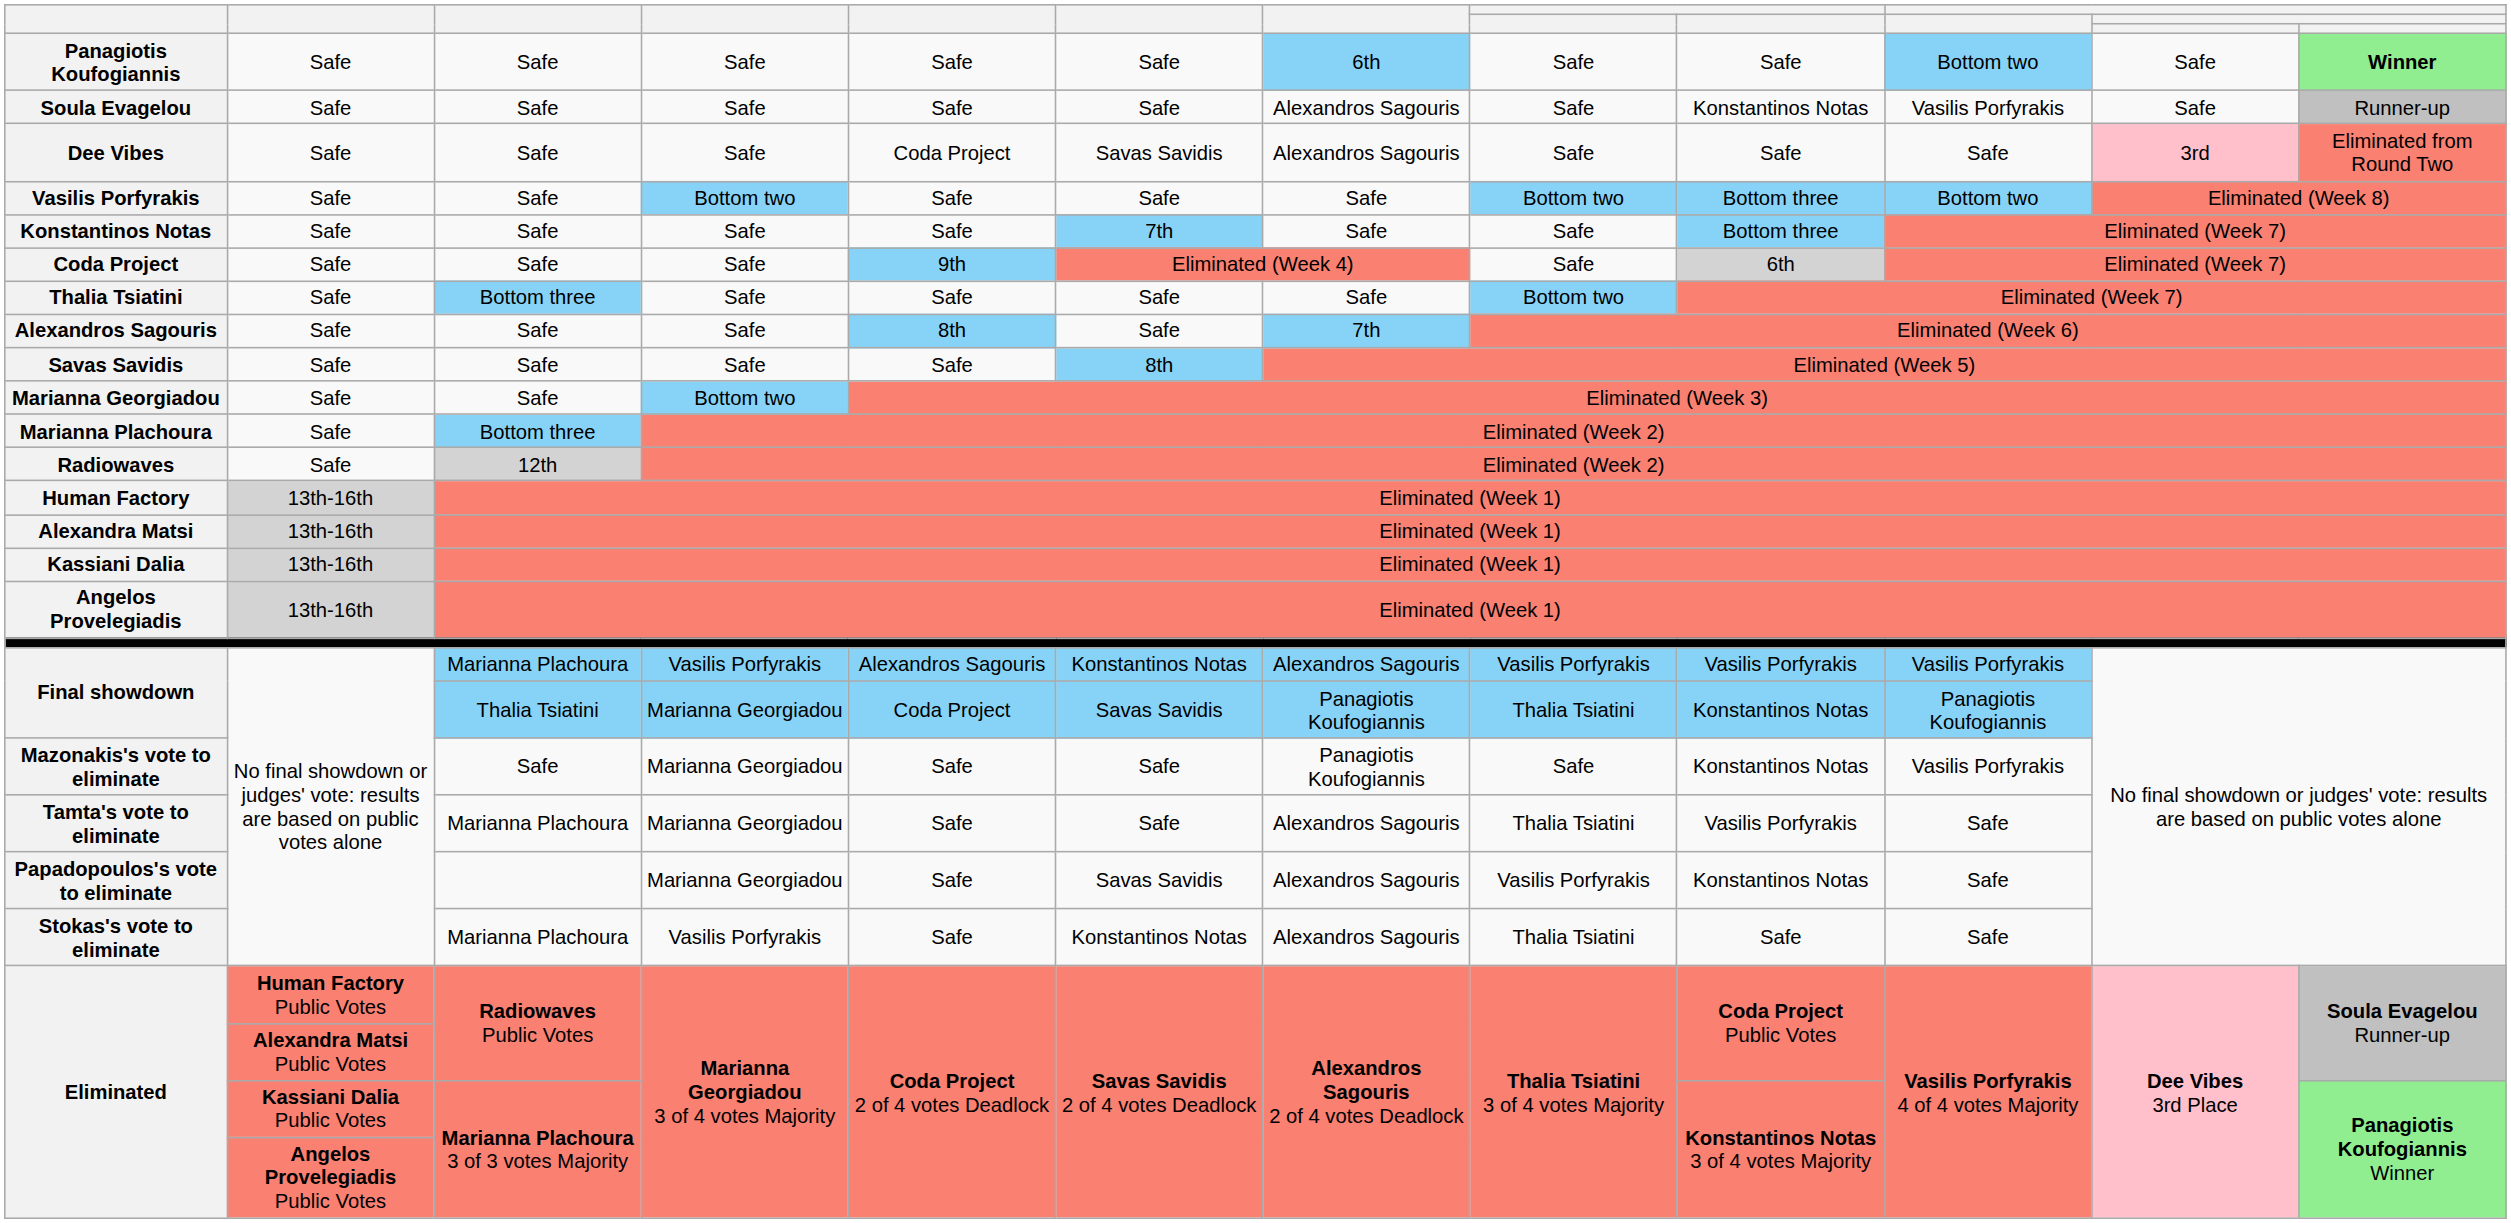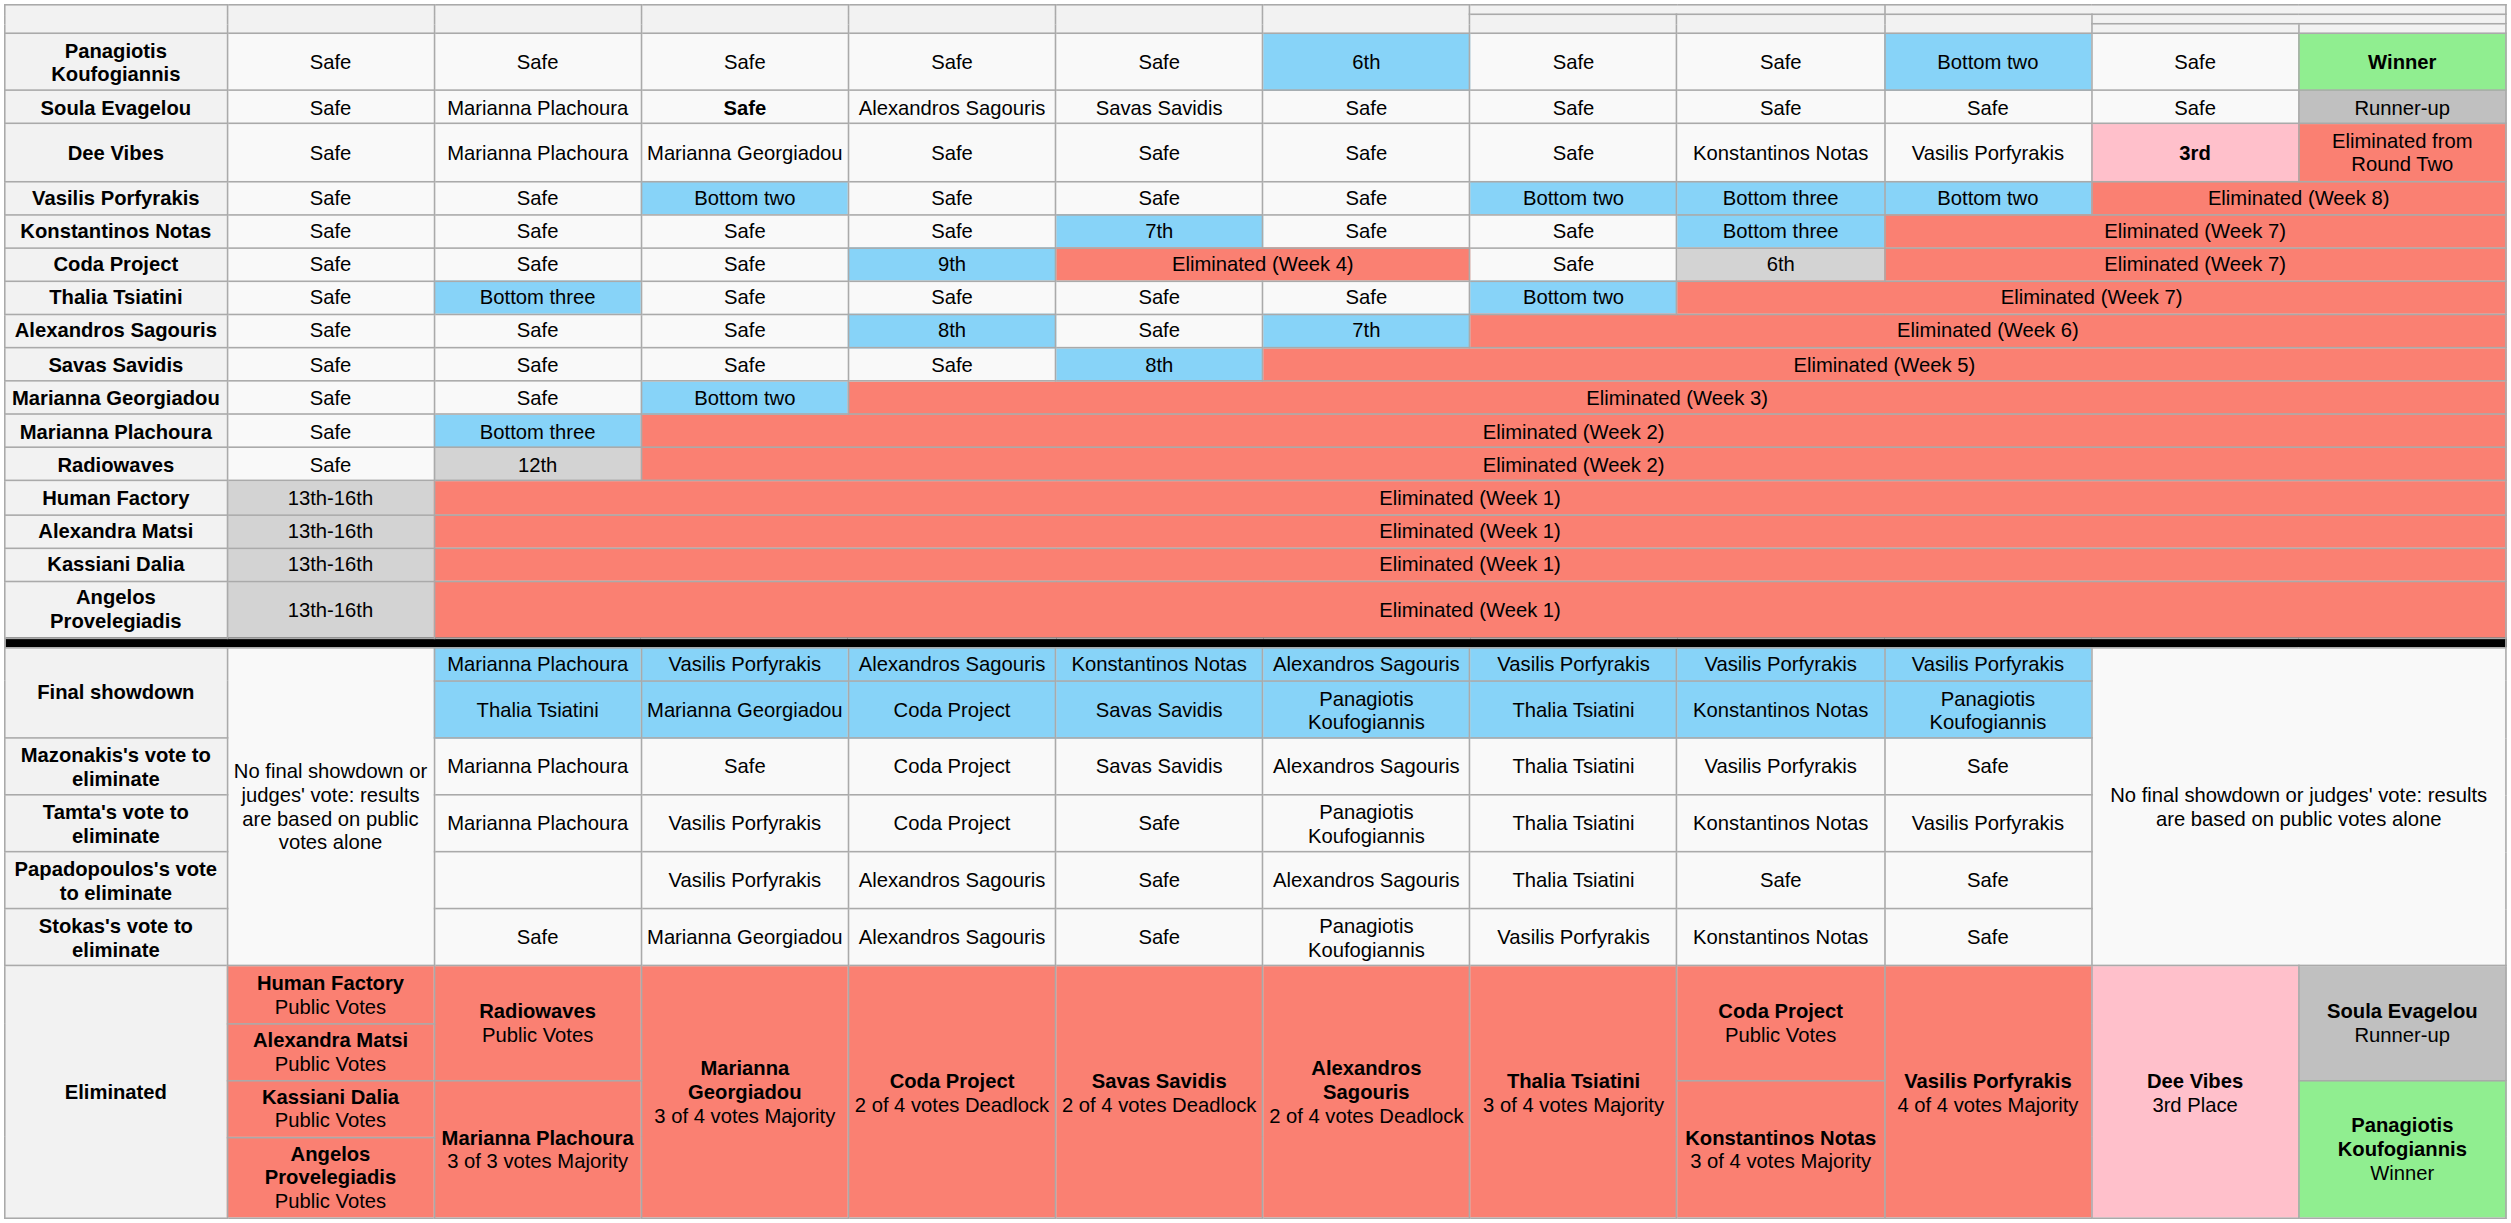(538, 107) Safe -> (538, 107) Marianna Plachoura
(745, 107) normal -> (745, 107) bold
(952, 107) Safe -> (952, 107) Alexandros Sagouris
(1159, 107) Safe -> (1159, 107) Savas Savidis
(1366, 107) Alexandros Sagouris -> (1366, 107) Safe
(1781, 107) Konstantinos Notas -> (1781, 107) Safe
(1988, 107) Vasilis Porfyrakis -> (1988, 107) Safe
(538, 152) Safe -> (538, 152) Marianna Plachoura
(745, 152) Safe -> (745, 152) Marianna Georgiadou
(952, 152) Coda Project -> (952, 152) Safe
(1159, 152) Savas Savidis -> (1159, 152) Safe
(1366, 152) Alexandros Sagouris -> (1366, 152) Safe
(1781, 152) Safe -> (1781, 152) Konstantinos Notas
(1988, 152) Safe -> (1988, 152) Vasilis Porfyrakis
(2195, 152) normal -> (2195, 152) bold
(538, 766) Safe -> (538, 766) Marianna Plachoura
(745, 766) Marianna Georgiadou -> (745, 766) Safe
(952, 766) Safe -> (952, 766) Coda Project
(1159, 766) Safe -> (1159, 766) Savas Savidis
(1366, 766) Panagiotis Koufogiannis -> (1366, 766) Alexandros Sagouris
(1574, 766) Safe -> (1574, 766) Thalia Tsiatini
(1781, 766) Konstantinos Notas -> (1781, 766) Vasilis Porfyrakis
(1988, 766) Vasilis Porfyrakis -> (1988, 766) Safe
(745, 823) Marianna Georgiadou -> (745, 823) Vasilis Porfyrakis
(952, 823) Safe -> (952, 823) Coda Project
(1366, 823) Alexandros Sagouris -> (1366, 823) Panagiotis Koufogiannis
(1781, 823) Vasilis Porfyrakis -> (1781, 823) Konstantinos Notas
(1988, 823) Safe -> (1988, 823) Vasilis Porfyrakis
(745, 880) Marianna Georgiadou -> (745, 880) Vasilis Porfyrakis
(952, 880) Safe -> (952, 880) Alexandros Sagouris
(1159, 880) Savas Savidis -> (1159, 880) Safe
(1574, 880) Vasilis Porfyrakis -> (1574, 880) Thalia Tsiatini
(1781, 880) Konstantinos Notas -> (1781, 880) Safe
(538, 937) Marianna Plachoura -> (538, 937) Safe
(745, 937) Vasilis Porfyrakis -> (745, 937) Marianna Georgiadou
(952, 937) Safe -> (952, 937) Alexandros Sagouris
(1159, 937) Konstantinos Notas -> (1159, 937) Safe
(1366, 937) Alexandros Sagouris -> (1366, 937) Panagiotis Koufogiannis
(1574, 937) Thalia Tsiatini -> (1574, 937) Vasilis Porfyrakis
(1781, 937) Safe -> (1781, 937) Konstantinos Notas
